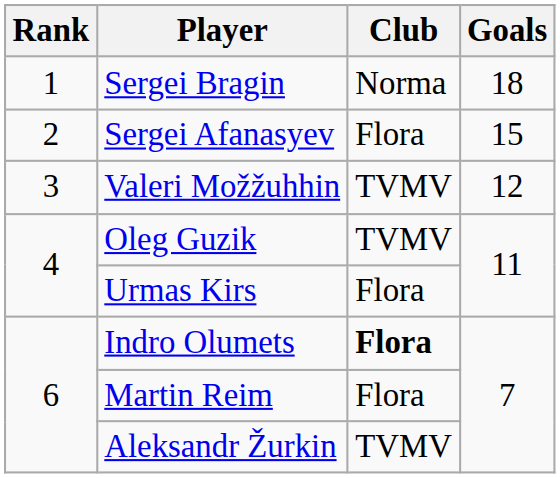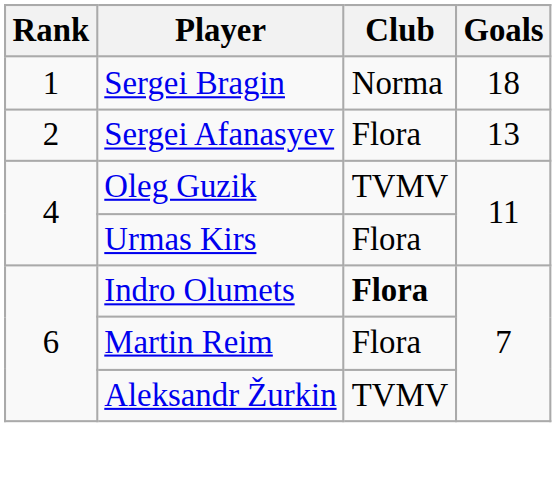(507, 134) 15 -> (503, 134) 13
- row: (222, 186)
